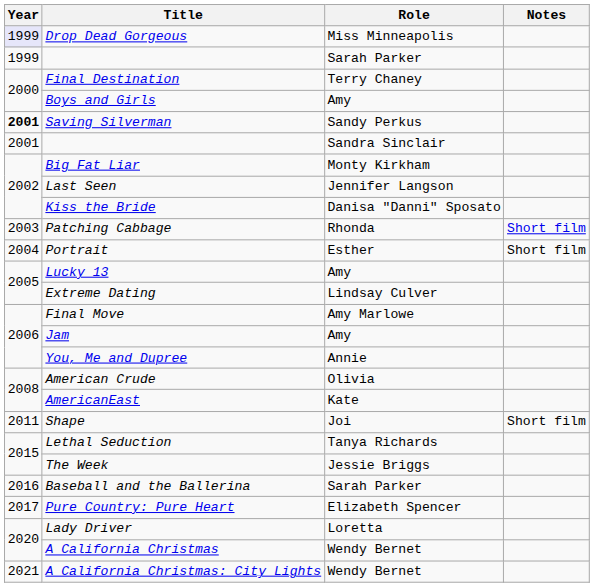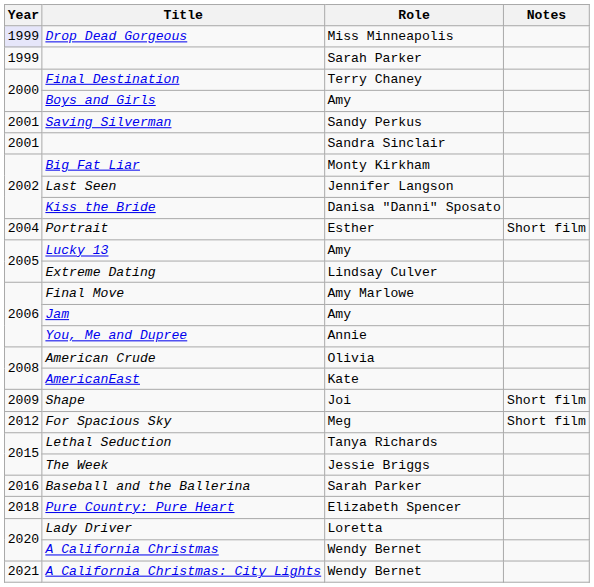(23, 122) bold -> (23, 122) normal
- row: (108, 229)
(23, 422) 2011 -> (23, 400) 2009
+ row: (108, 422)
(23, 507) 2017 -> (23, 507) 2018
